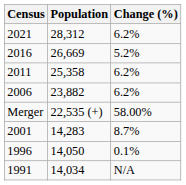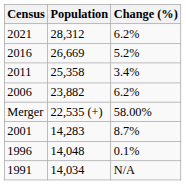(127, 72) 6.2% -> (127, 72) 3.4%
(68, 151) 14,050 -> (68, 151) 14,048
